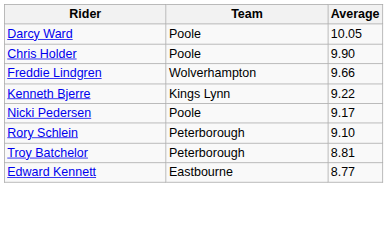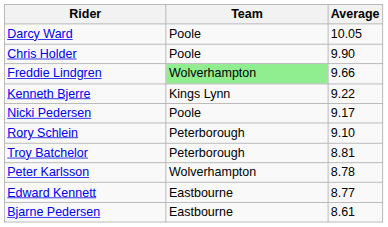(213, 73) no background -> (213, 73) lightgreen background
+ row: (48, 172)
+ row: (54, 212)
